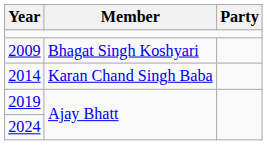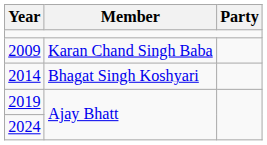(123, 50) Bhagat Singh Koshyari -> (130, 50) Karan Chand Singh Baba
(130, 76) Karan Chand Singh Baba -> (123, 76) Bhagat Singh Koshyari
